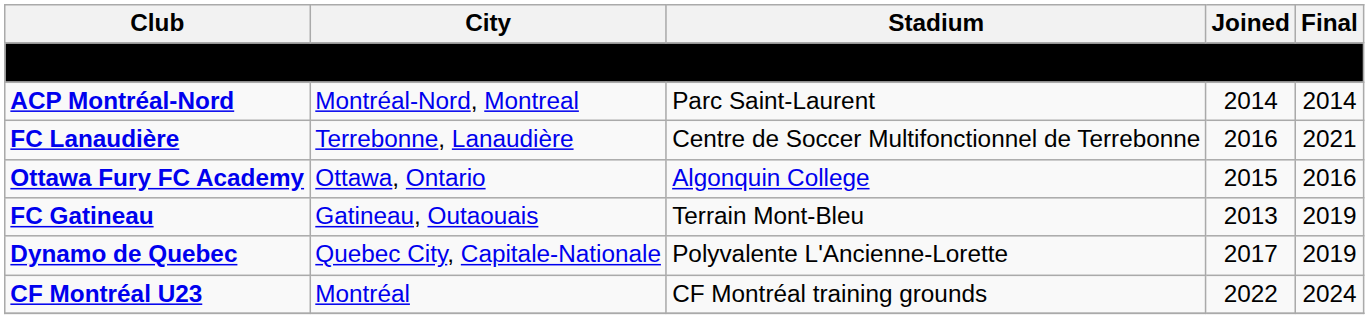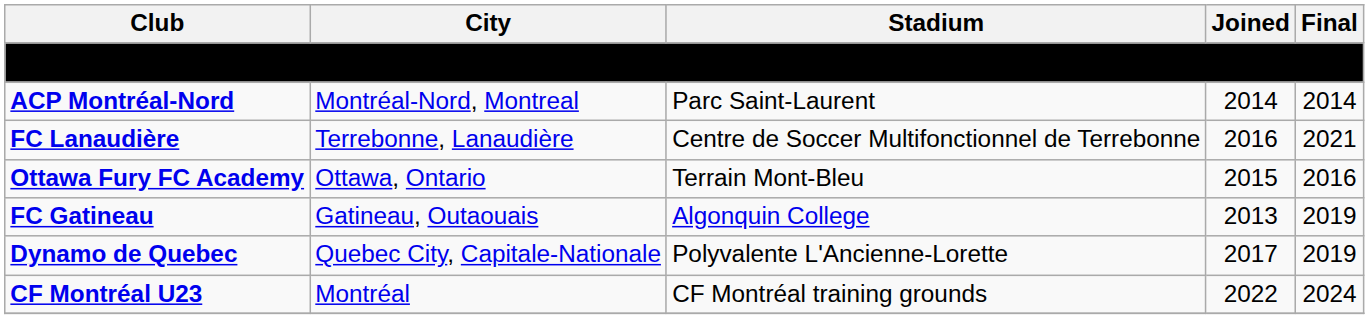(771, 178) Algonquin College -> (768, 178) Terrain Mont-Bleu
(768, 216) Terrain Mont-Bleu -> (771, 216) Algonquin College
